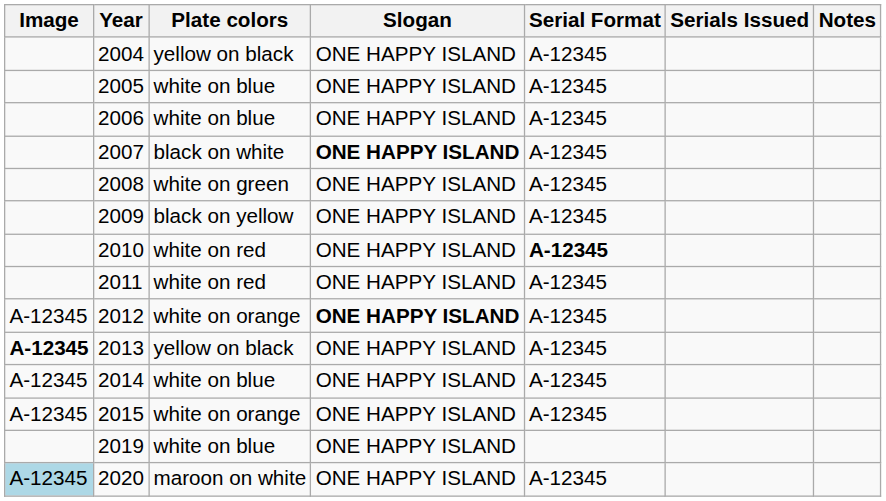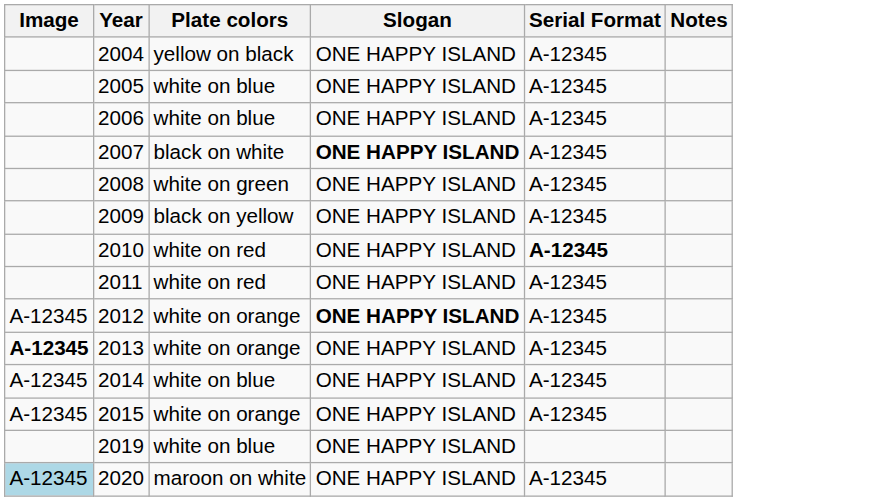- column: (740, 20)
(224, 348) yellow on black -> (227, 348) white on orange
